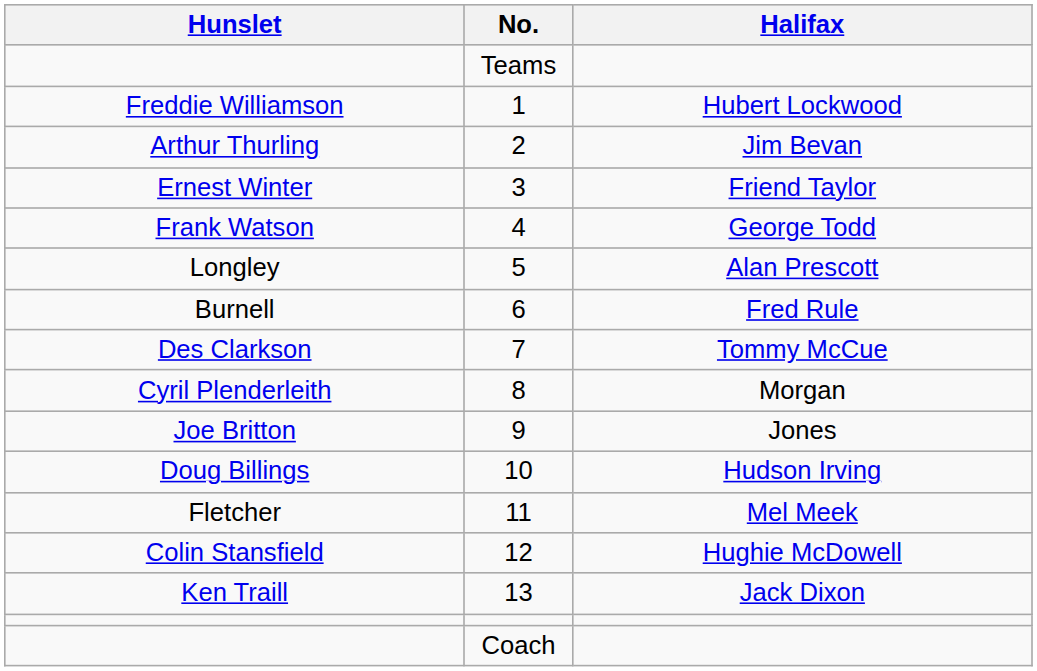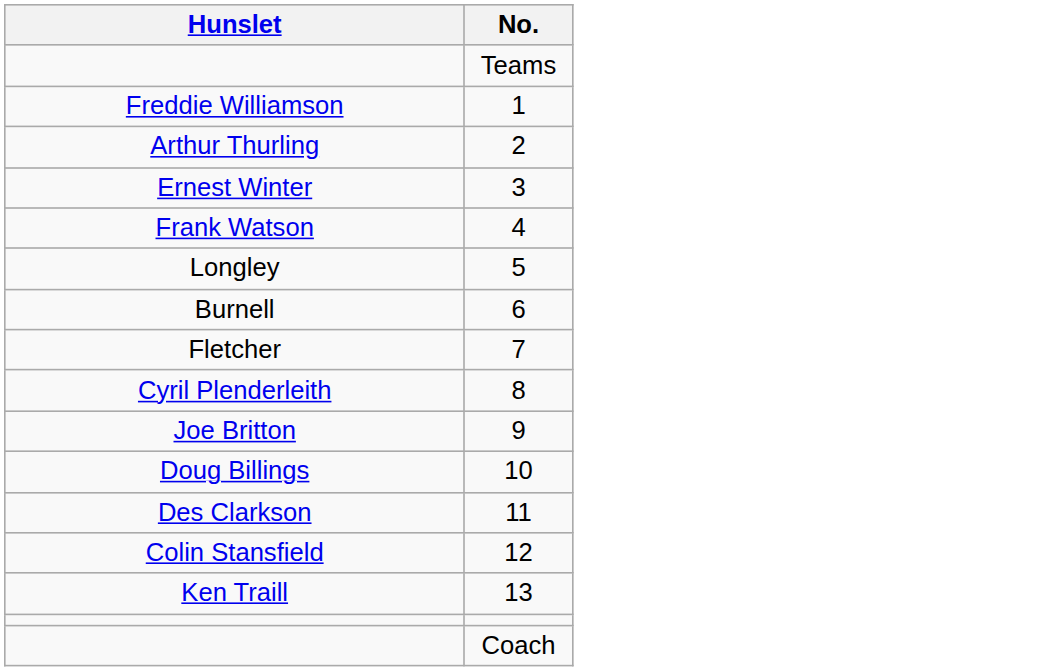- column: (802, 24)
(235, 349) Des Clarkson -> (235, 349) Fletcher
(235, 512) Fletcher -> (235, 512) Des Clarkson
